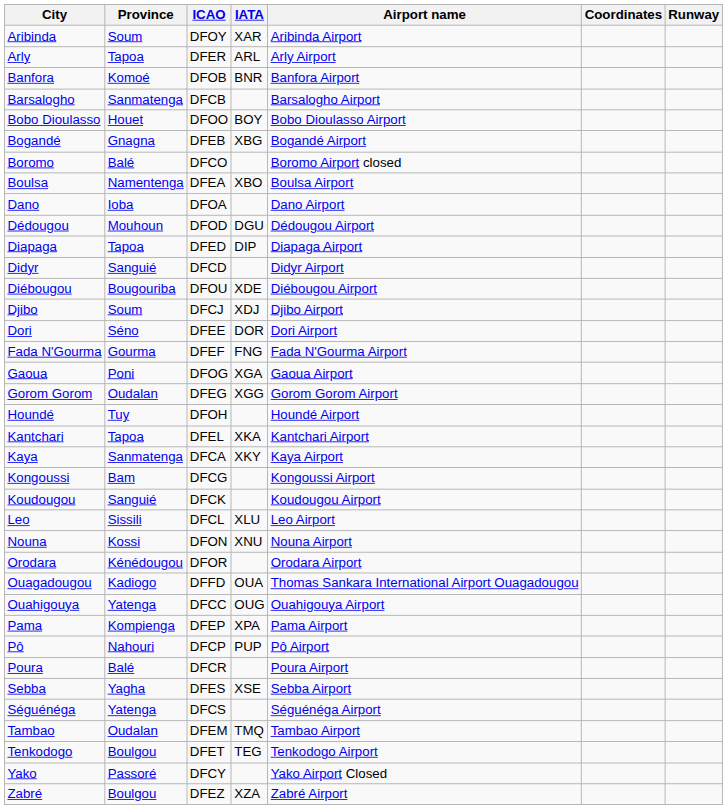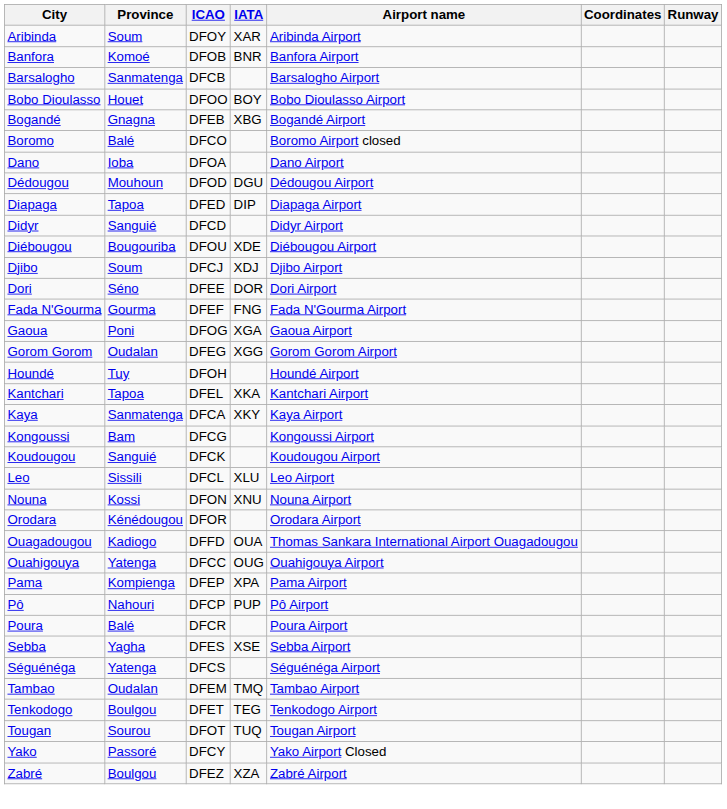- row: (19, 57)
- row: (28, 183)
+ row: (29, 731)
